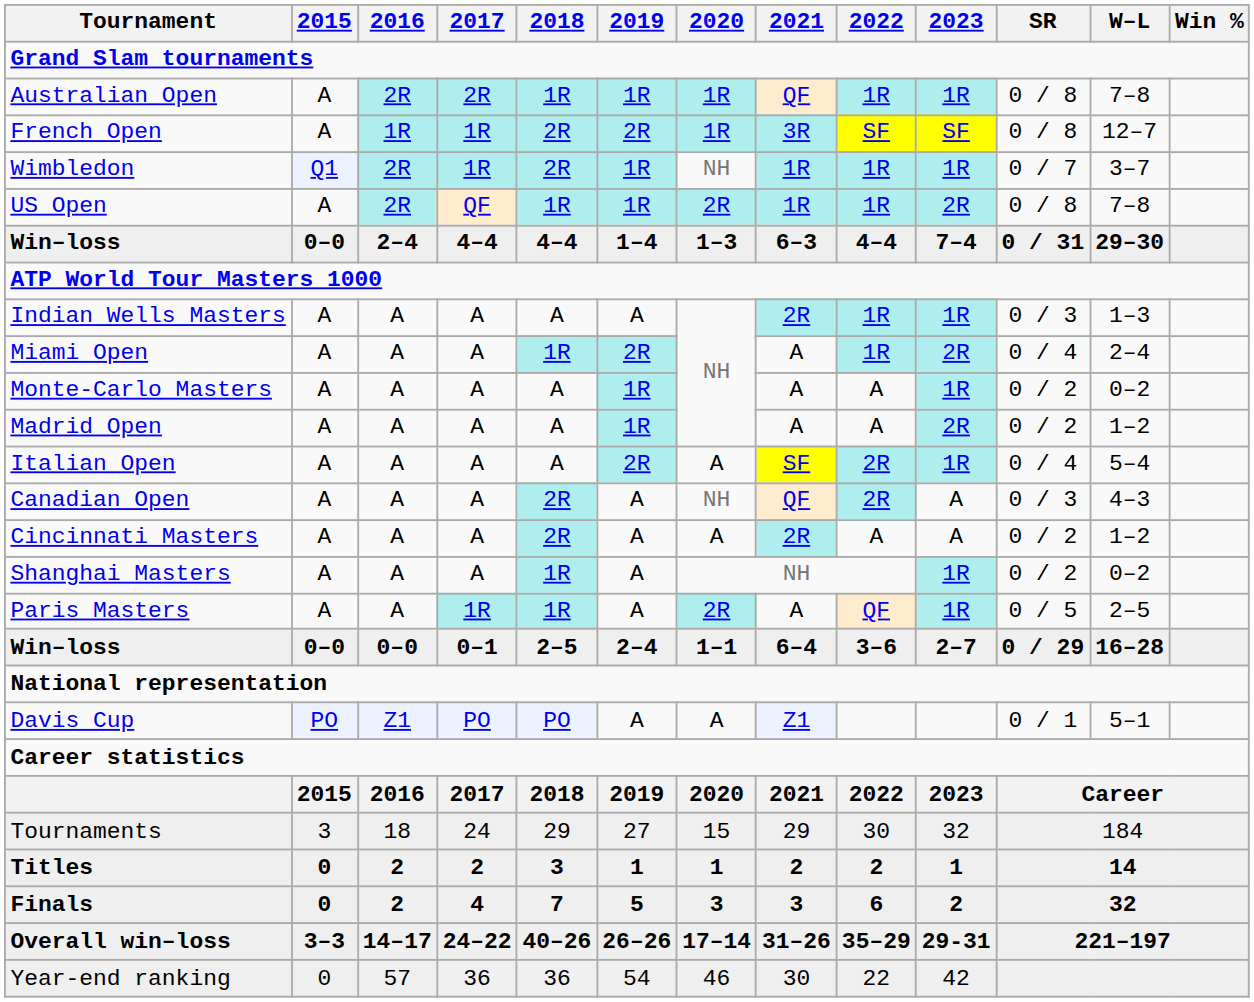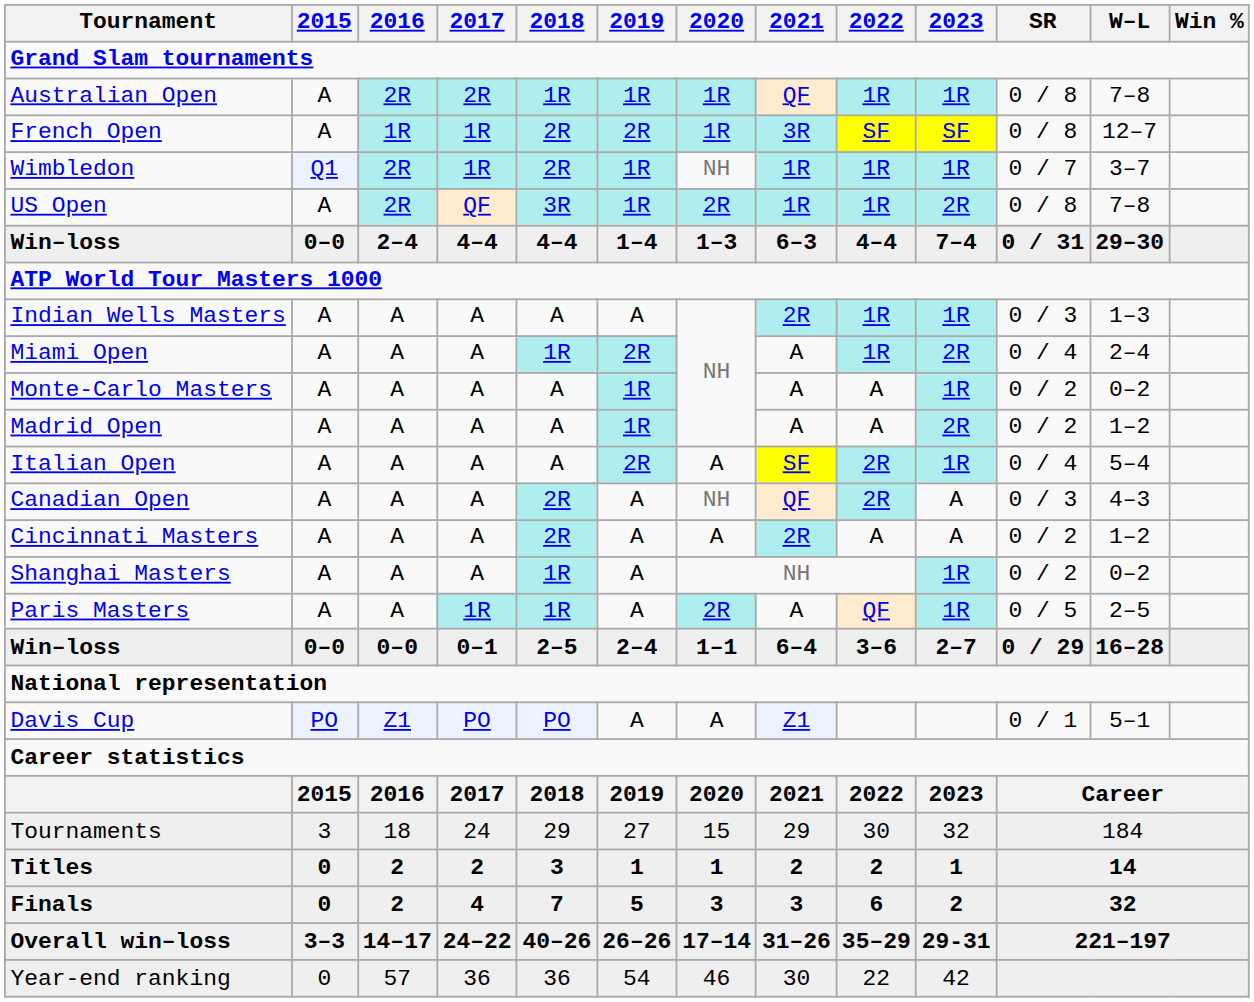(557, 207) 1R -> (557, 207) 3R
